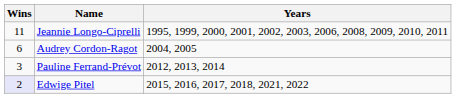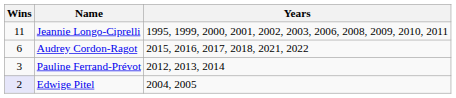(171, 48) 2004, 2005 -> (227, 48) 2015, 2016, 2017, 2018, 2021, 2022
(227, 84) 2015, 2016, 2017, 2018, 2021, 2022 -> (171, 84) 2004, 2005
